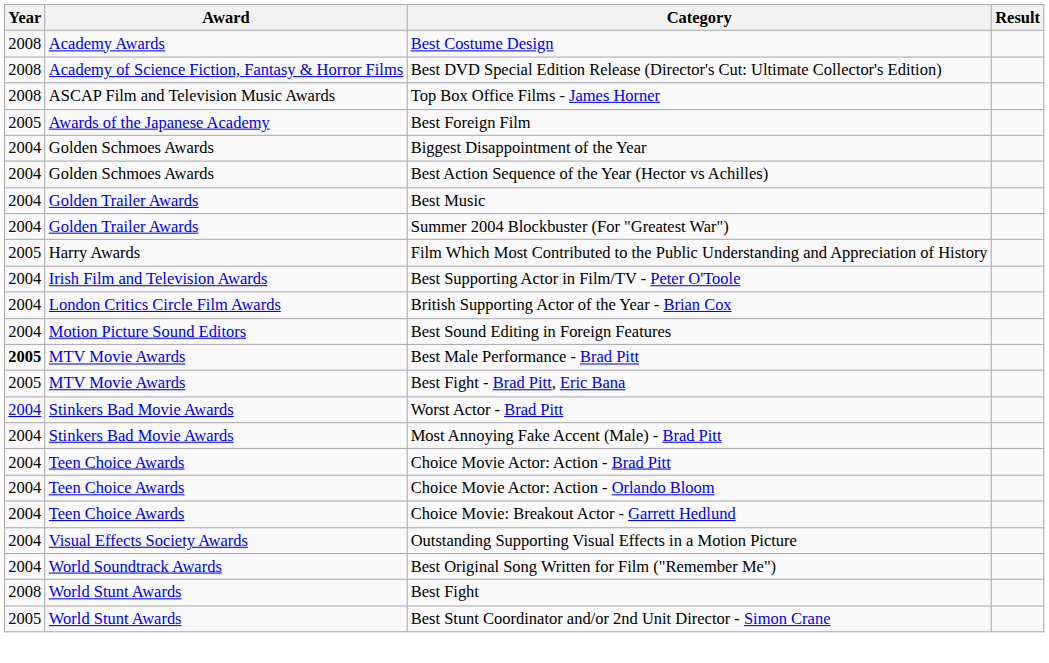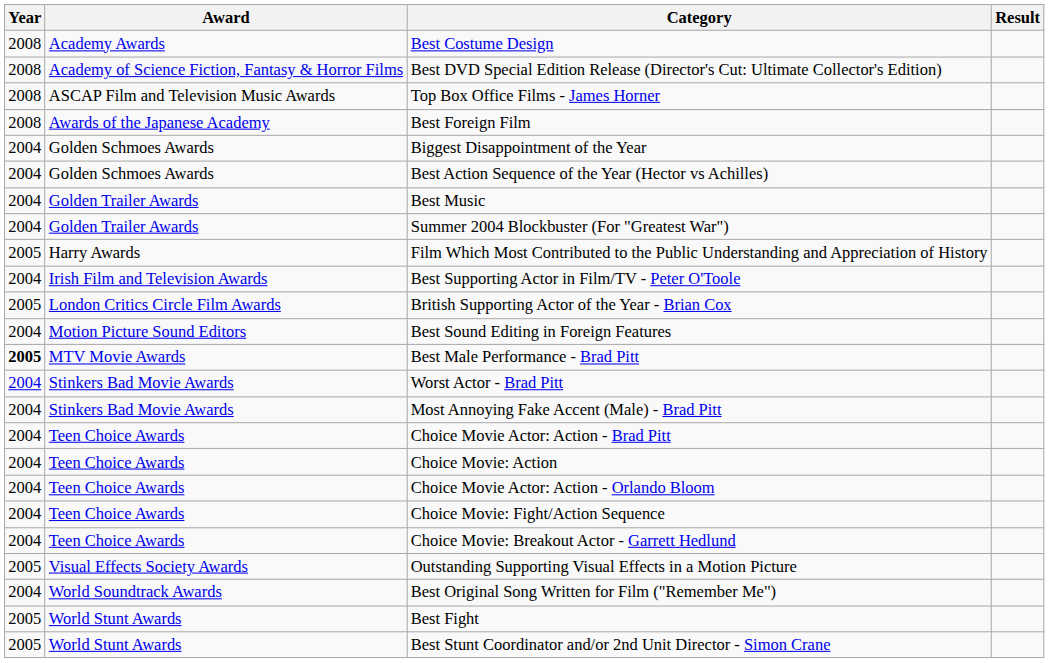(25, 122) 2005 -> (25, 122) 2008
(25, 305) 2004 -> (25, 305) 2005
- row: (518, 383)
+ row: (484, 461)
+ row: (538, 514)
(25, 540) 2004 -> (25, 566) 2005
(25, 592) 2008 -> (25, 618) 2005
